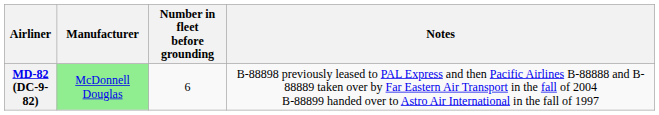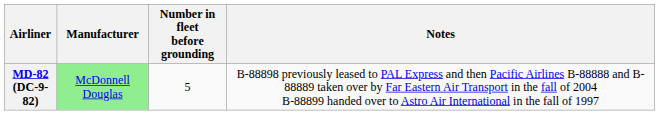(188, 87) 6 -> (188, 87) 5
